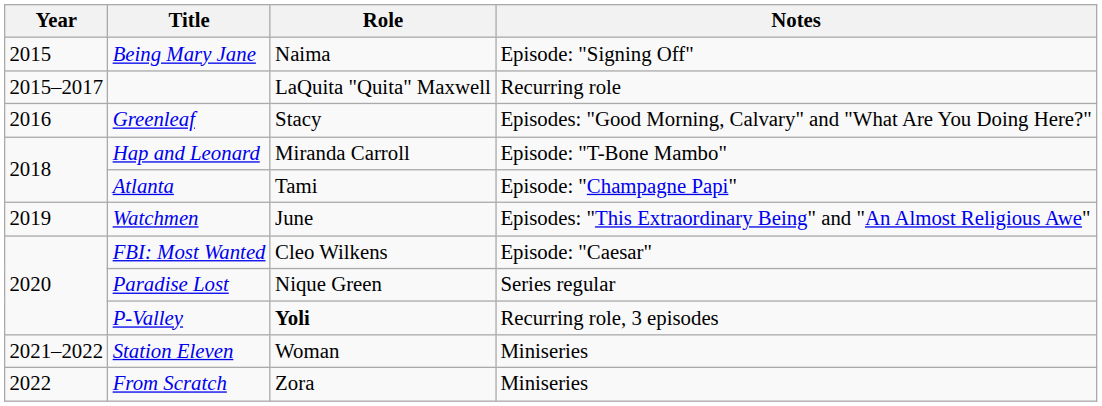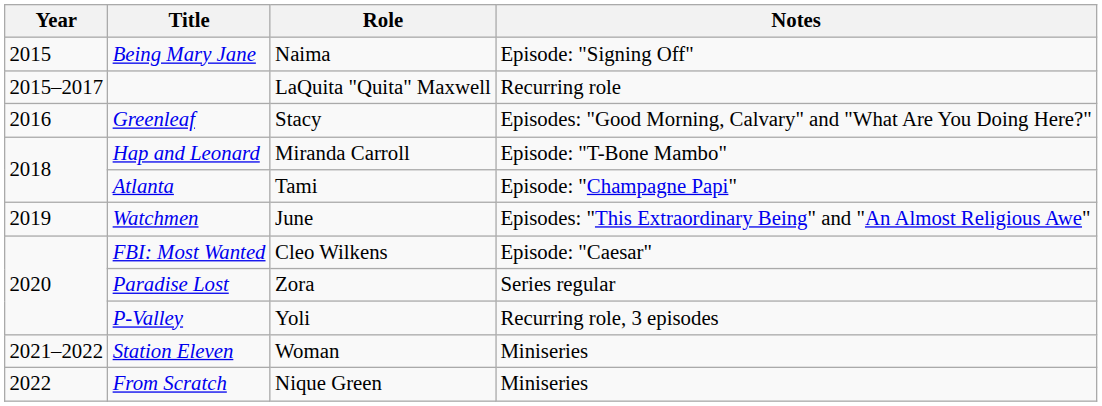(329, 284) Nique Green -> (295, 284) Zora
(292, 317) bold -> (293, 317) normal
(295, 383) Zora -> (329, 383) Nique Green
